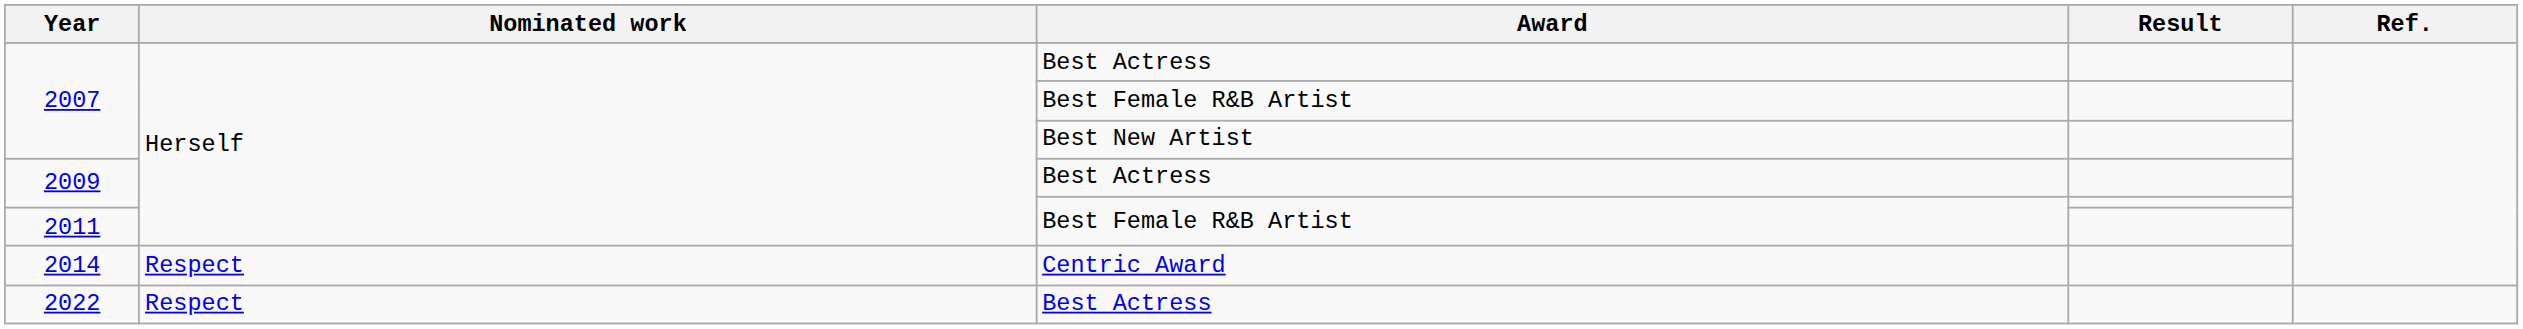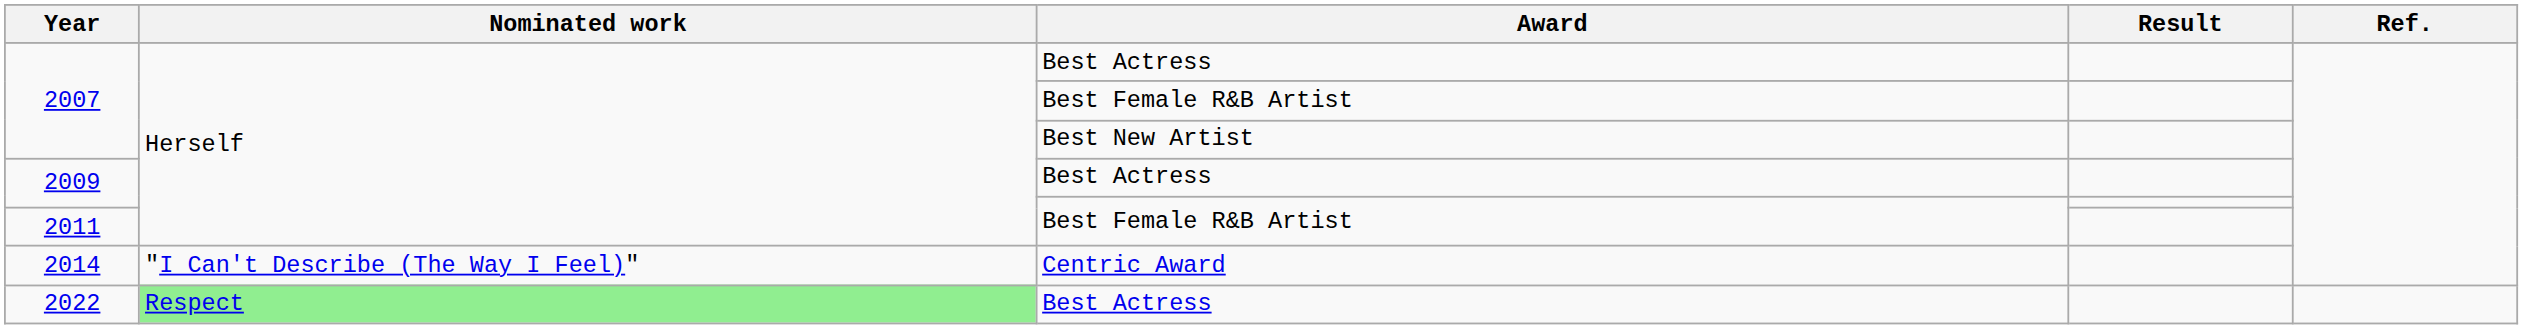(194, 265) Respect -> (392, 265) "I Can't Describe (The Way I Feel)"
(194, 304) no background -> (194, 304) lightgreen background
